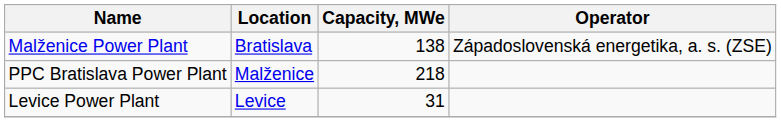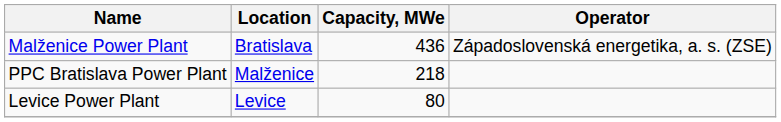(430, 46) 138 -> (430, 46) 436
(435, 102) 31 -> (435, 102) 80
